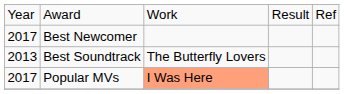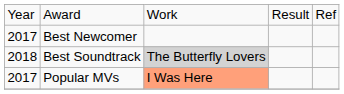(22, 57) 2013 -> (22, 57) 2018
(206, 57) no background -> (206, 57) lightgrey background
